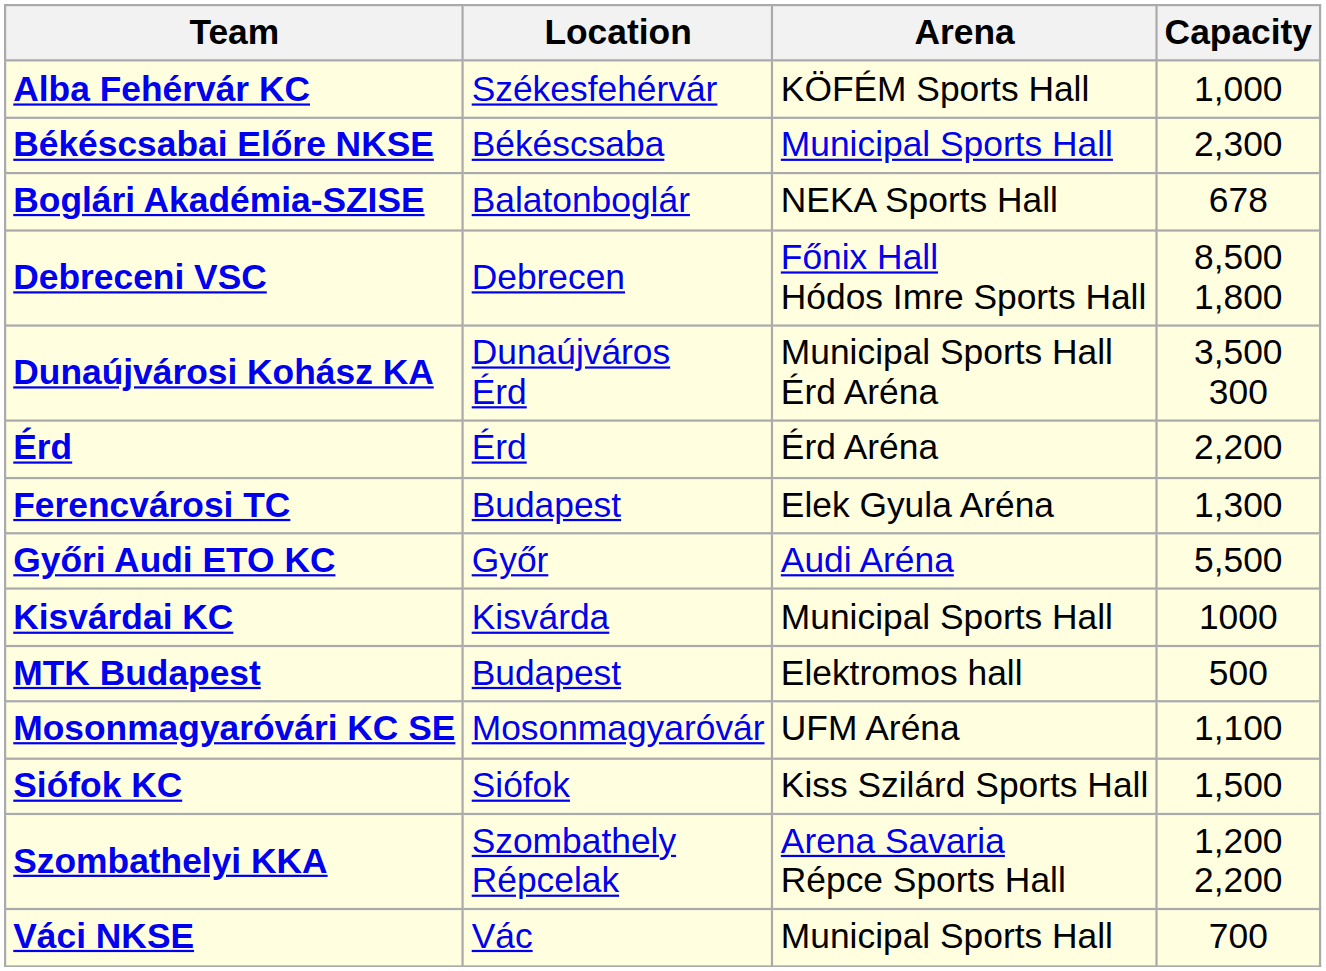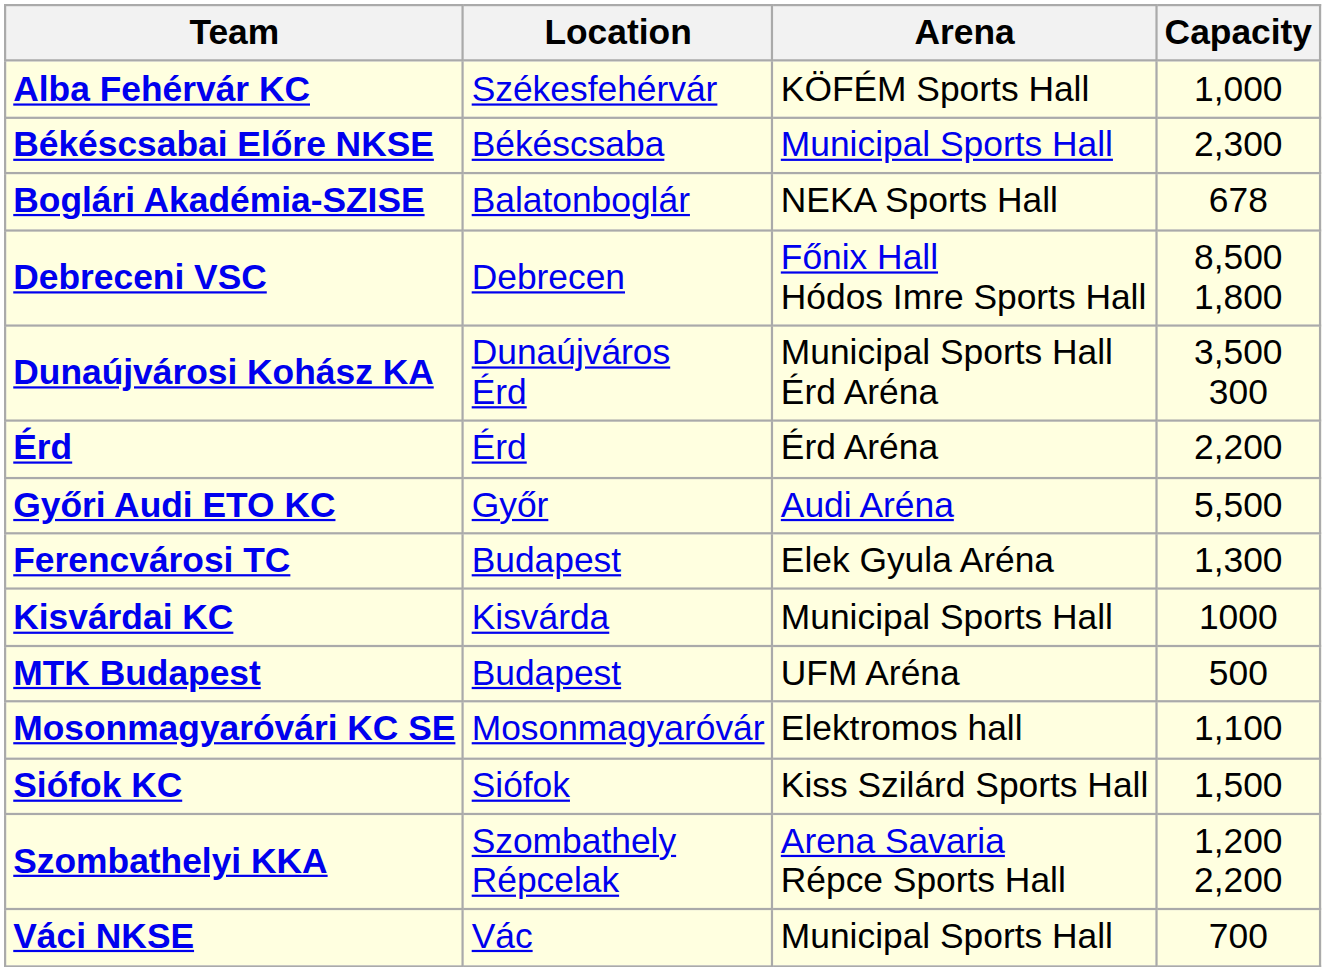rows swapped: (152, 504) <-> (174, 560)
(902, 672) Elektromos hall -> (870, 672) UFM Aréna
(870, 728) UFM Aréna -> (902, 728) Elektromos hall
